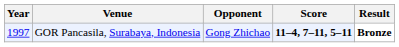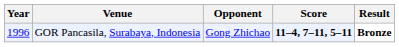(18, 32) 1997 -> (18, 32) 1996
